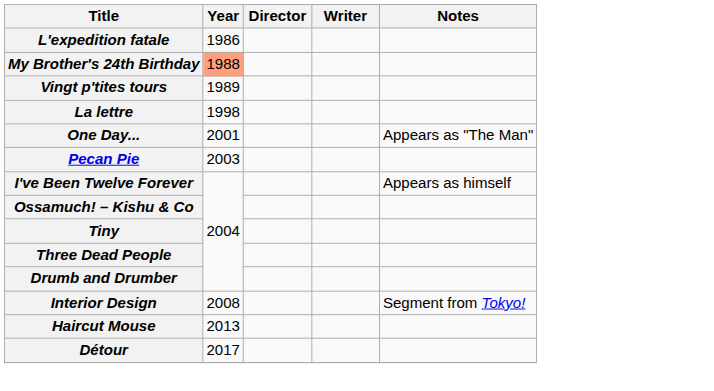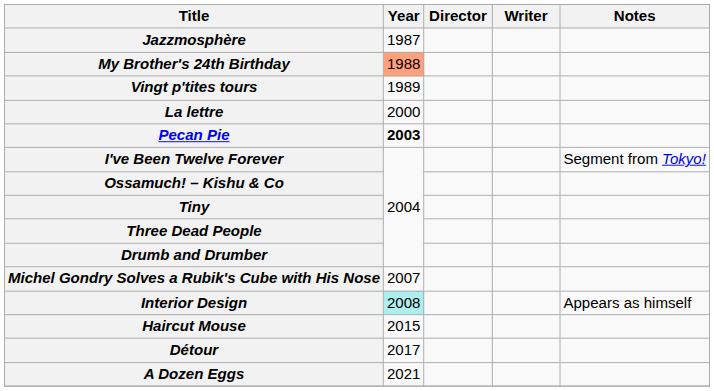- row: (104, 40)
+ row: (194, 40)
(223, 111) 1998 -> (404, 111) 2000
- row: (104, 135)
(223, 159) normal -> (404, 135) bold
(447, 183) Appears as himself -> (635, 159) Segment from Tokyo!
+ row: (194, 278)
(223, 302) no background -> (404, 302) paleturquoise background
(454, 302) Segment from Tokyo! -> (627, 302) Appears as himself
(223, 326) 2013 -> (404, 326) 2015
+ row: (194, 374)
